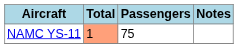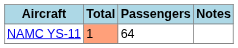(128, 33) 75 -> (128, 33) 64
